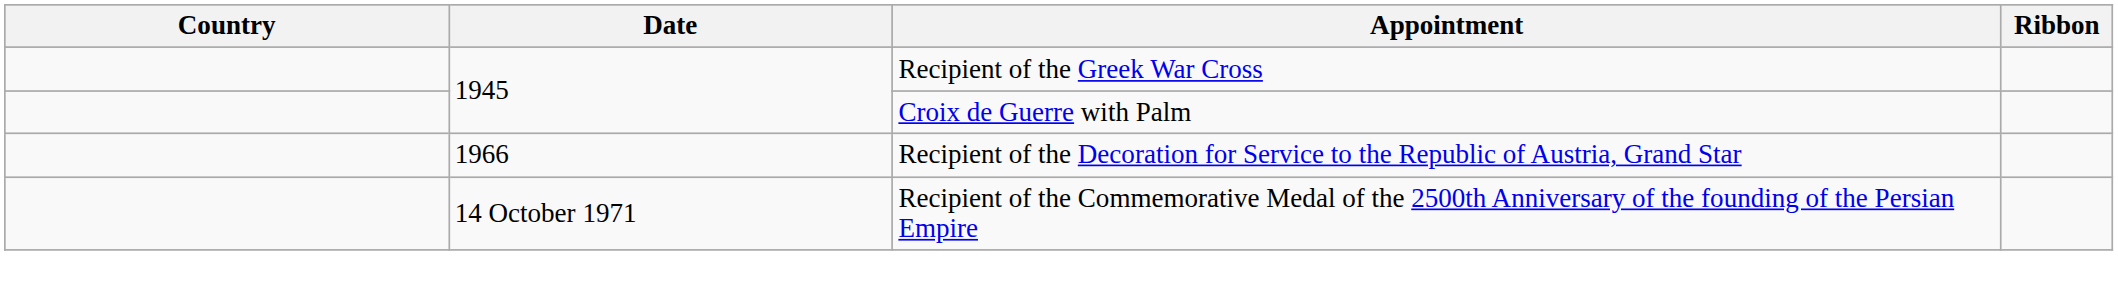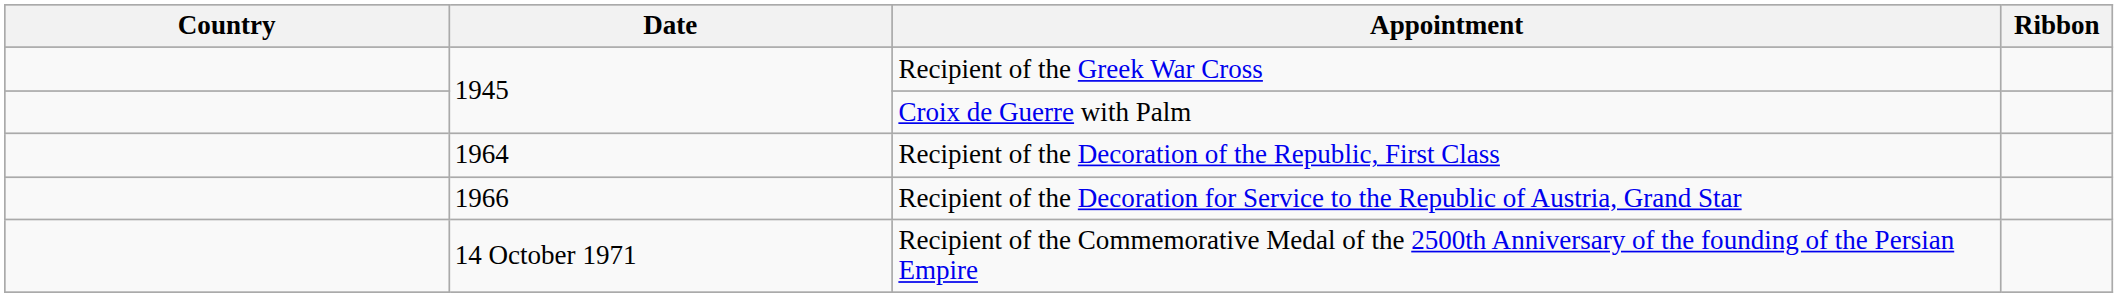+ row: (1199, 154)
